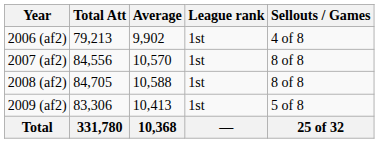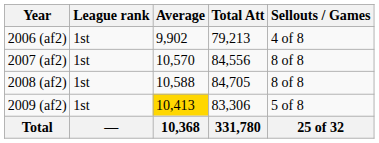columns swapped: (100, 15) <-> (226, 15)
(152, 104) no background -> (175, 104) gold background
